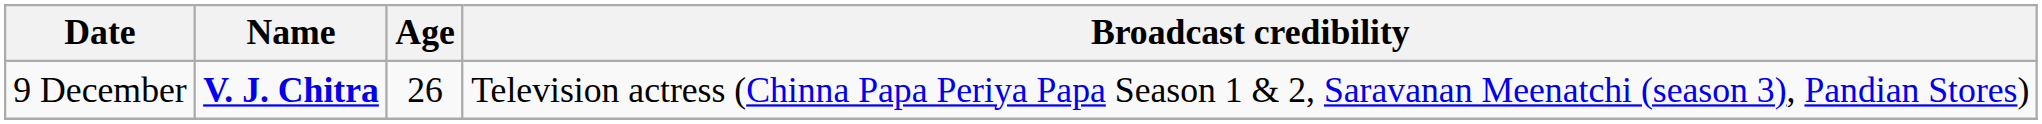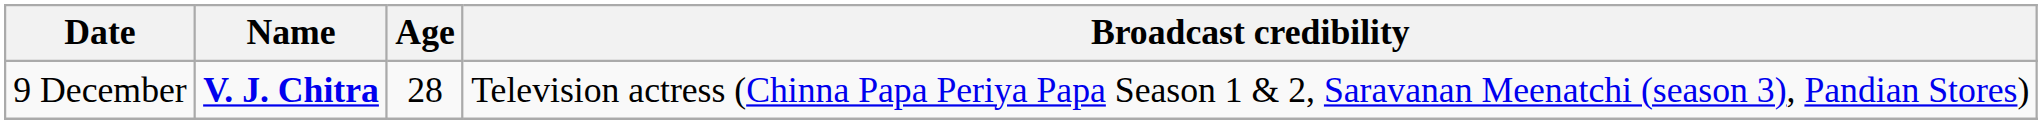(425, 89) 26 -> (425, 89) 28
